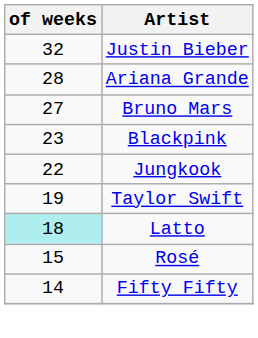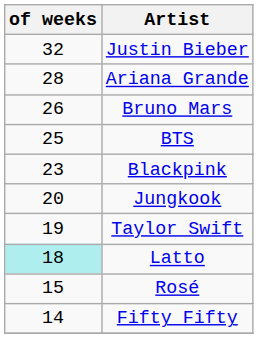(53, 109) 27 -> (53, 109) 26
+ row: (177, 139)
(53, 169) 22 -> (53, 199) 20
